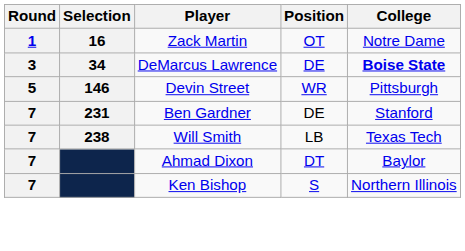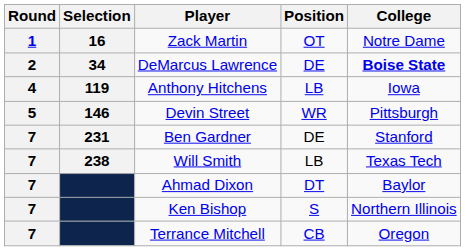(32, 64) 3 -> (32, 64) 2
+ row: (207, 88)
+ row: (207, 233)
